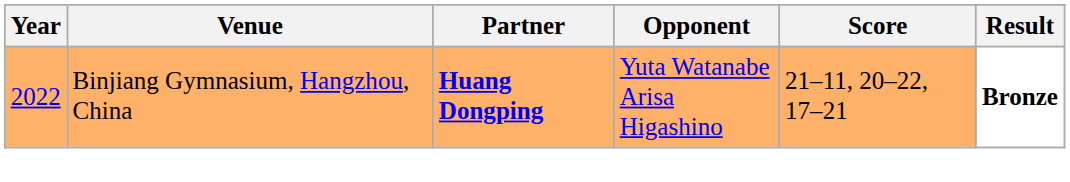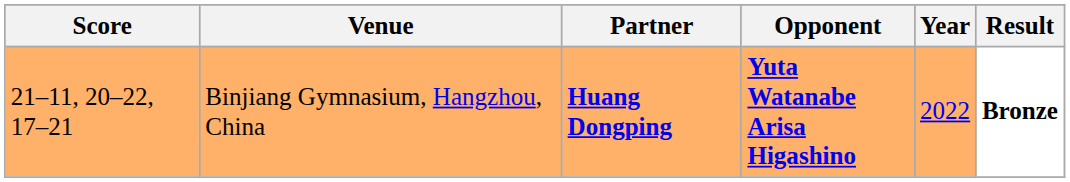columns swapped: (36, 25) <-> (878, 25)
(695, 96) normal -> (802, 111) bold
